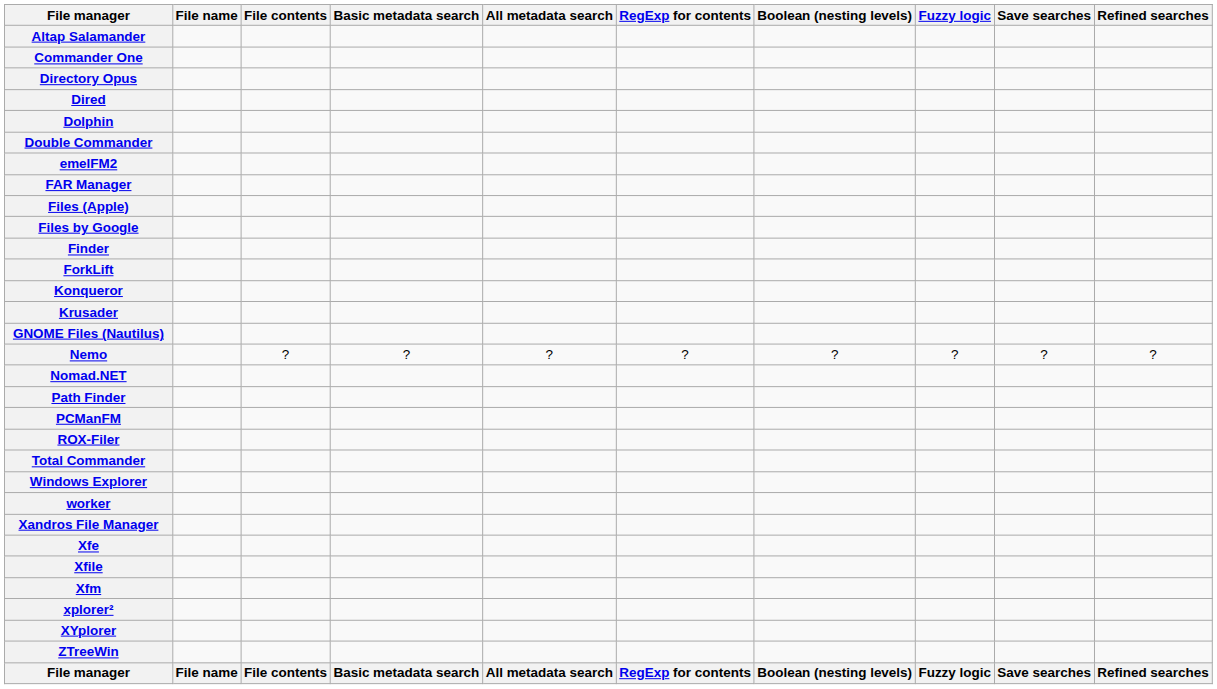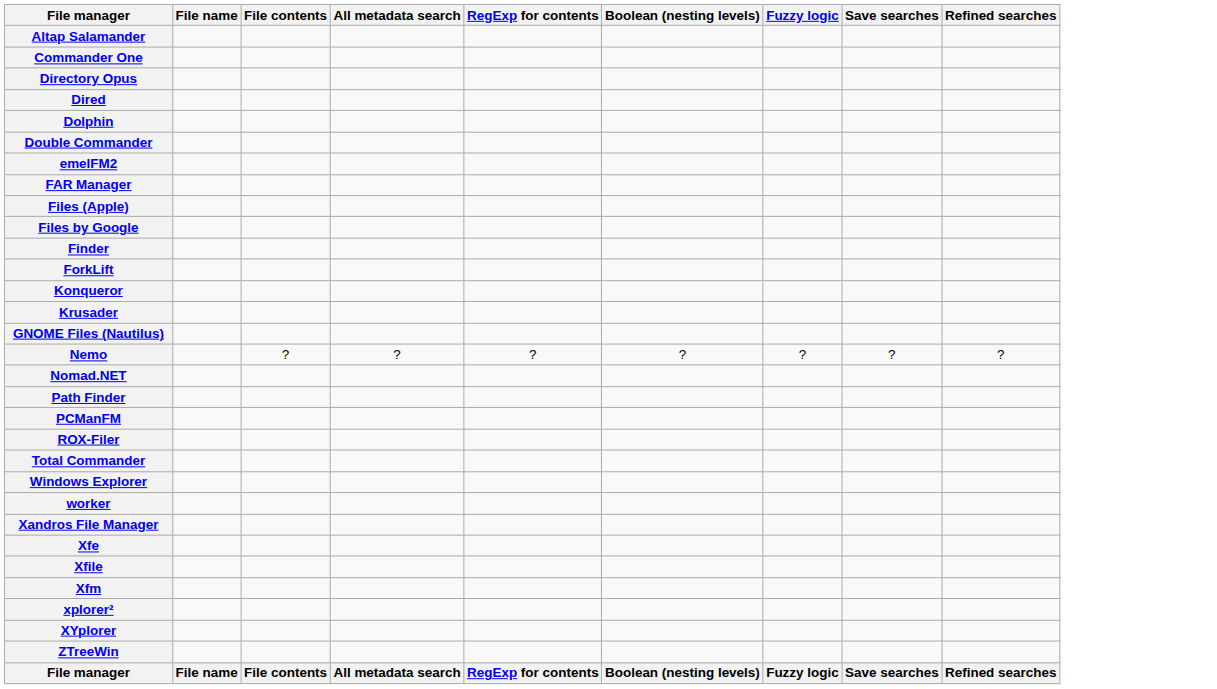- column: (406, 15)
